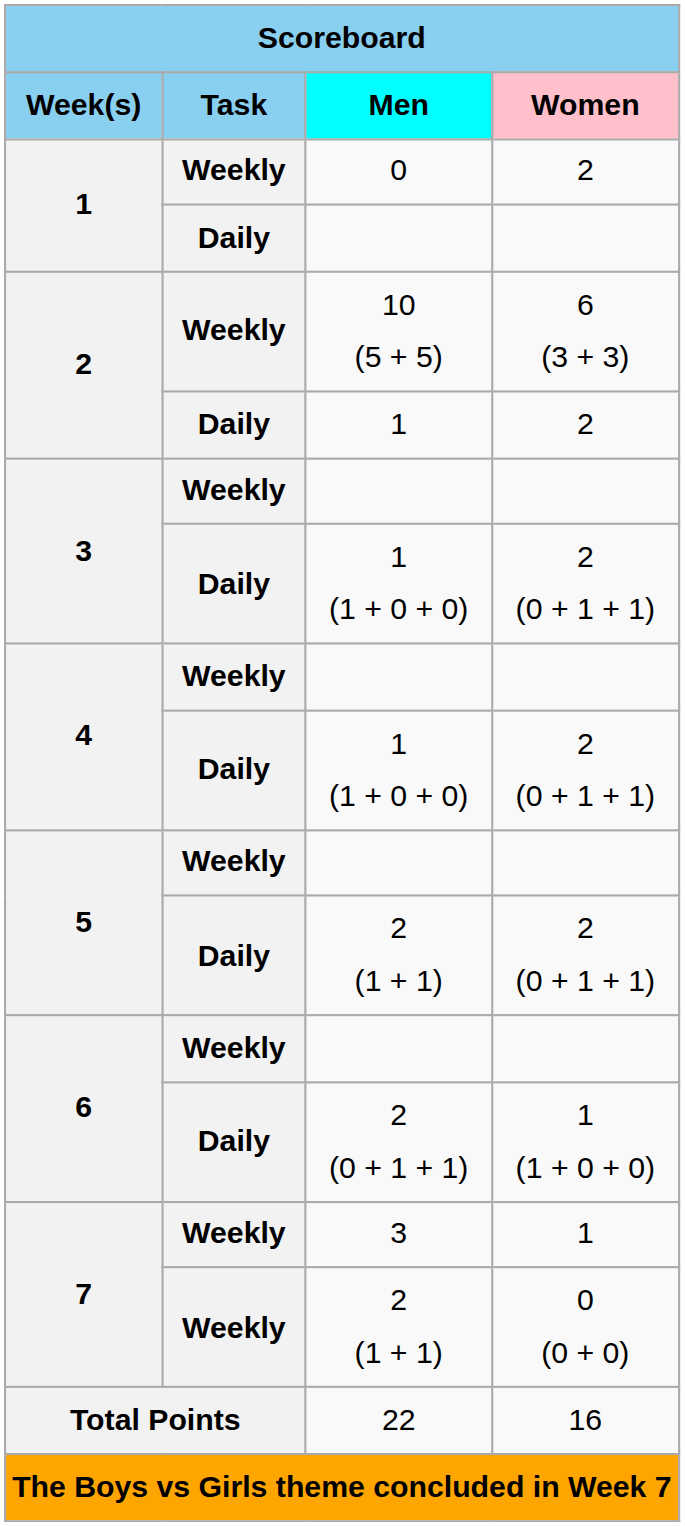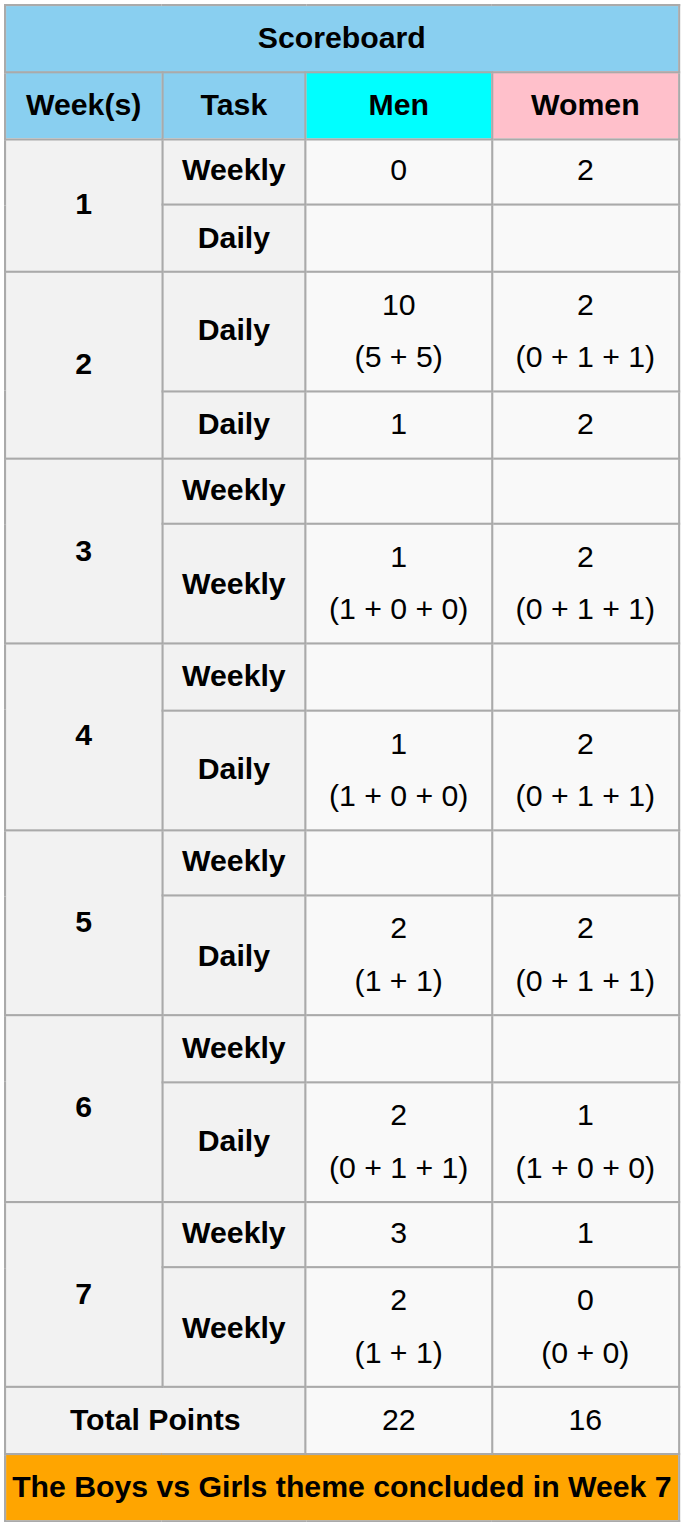(234, 331) Weekly -> (234, 331) Daily
(585, 331) 6 (3 + 3) -> (585, 331) 2 (0 + 1 + 1)
(234, 583) Daily -> (234, 583) Weekly
